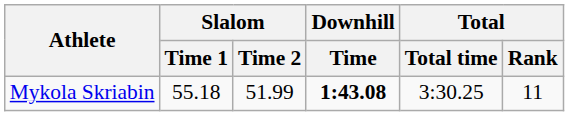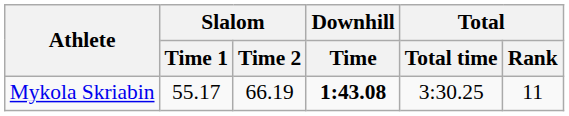(196, 93) 55.18 -> (196, 93) 55.17
(270, 93) 51.99 -> (270, 93) 66.19
